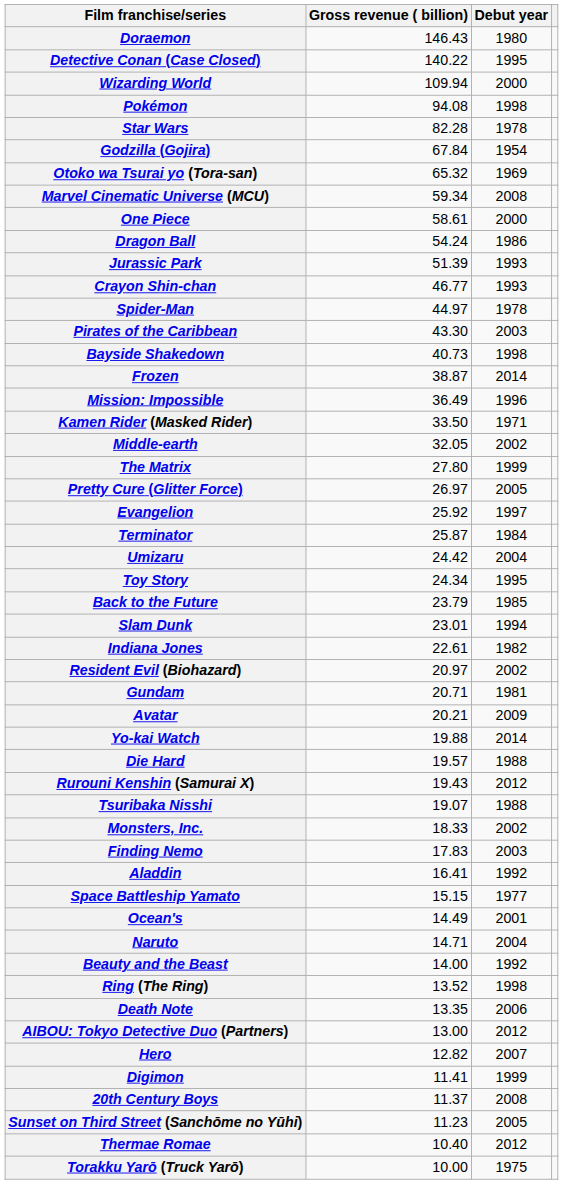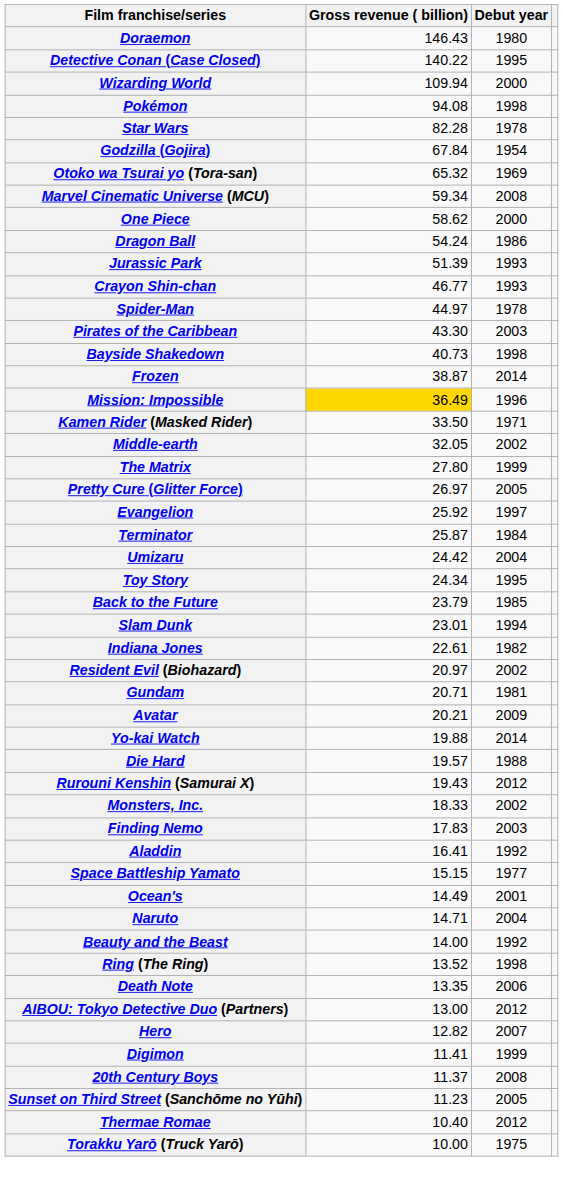(450, 219) 58.61 -> (450, 219) 58.62
(450, 399) no background -> (450, 399) gold background
- row: (155, 806)
